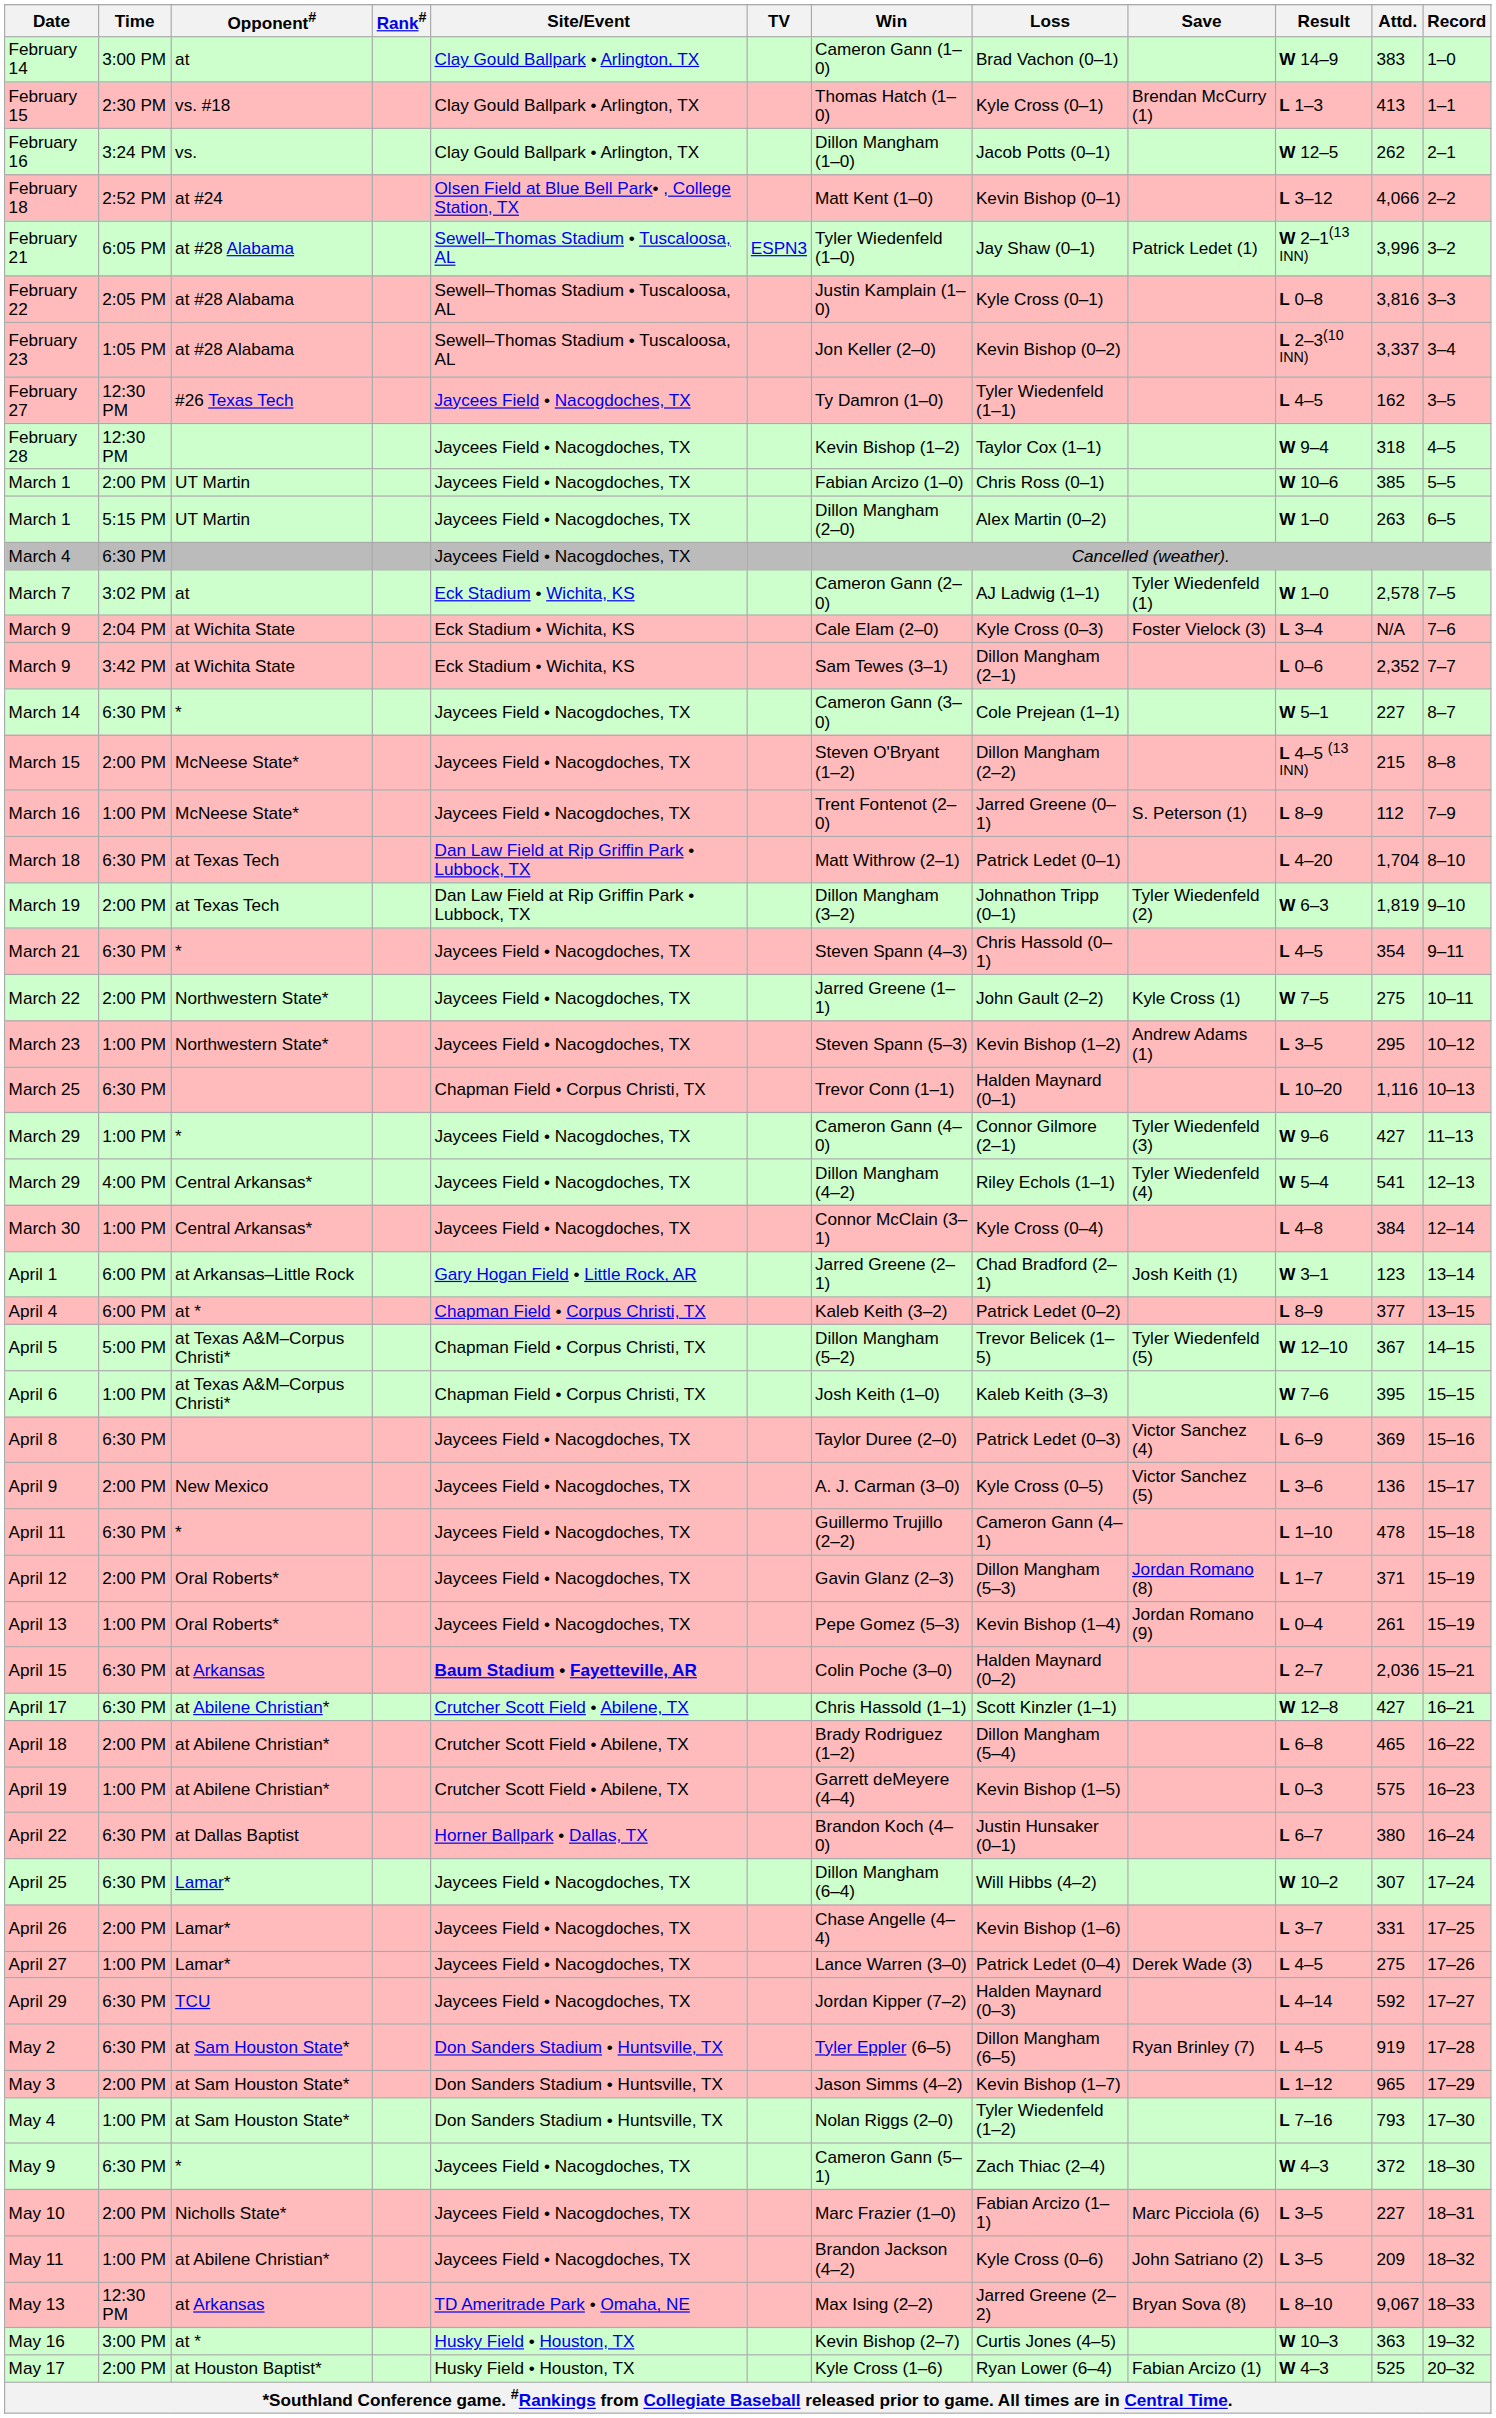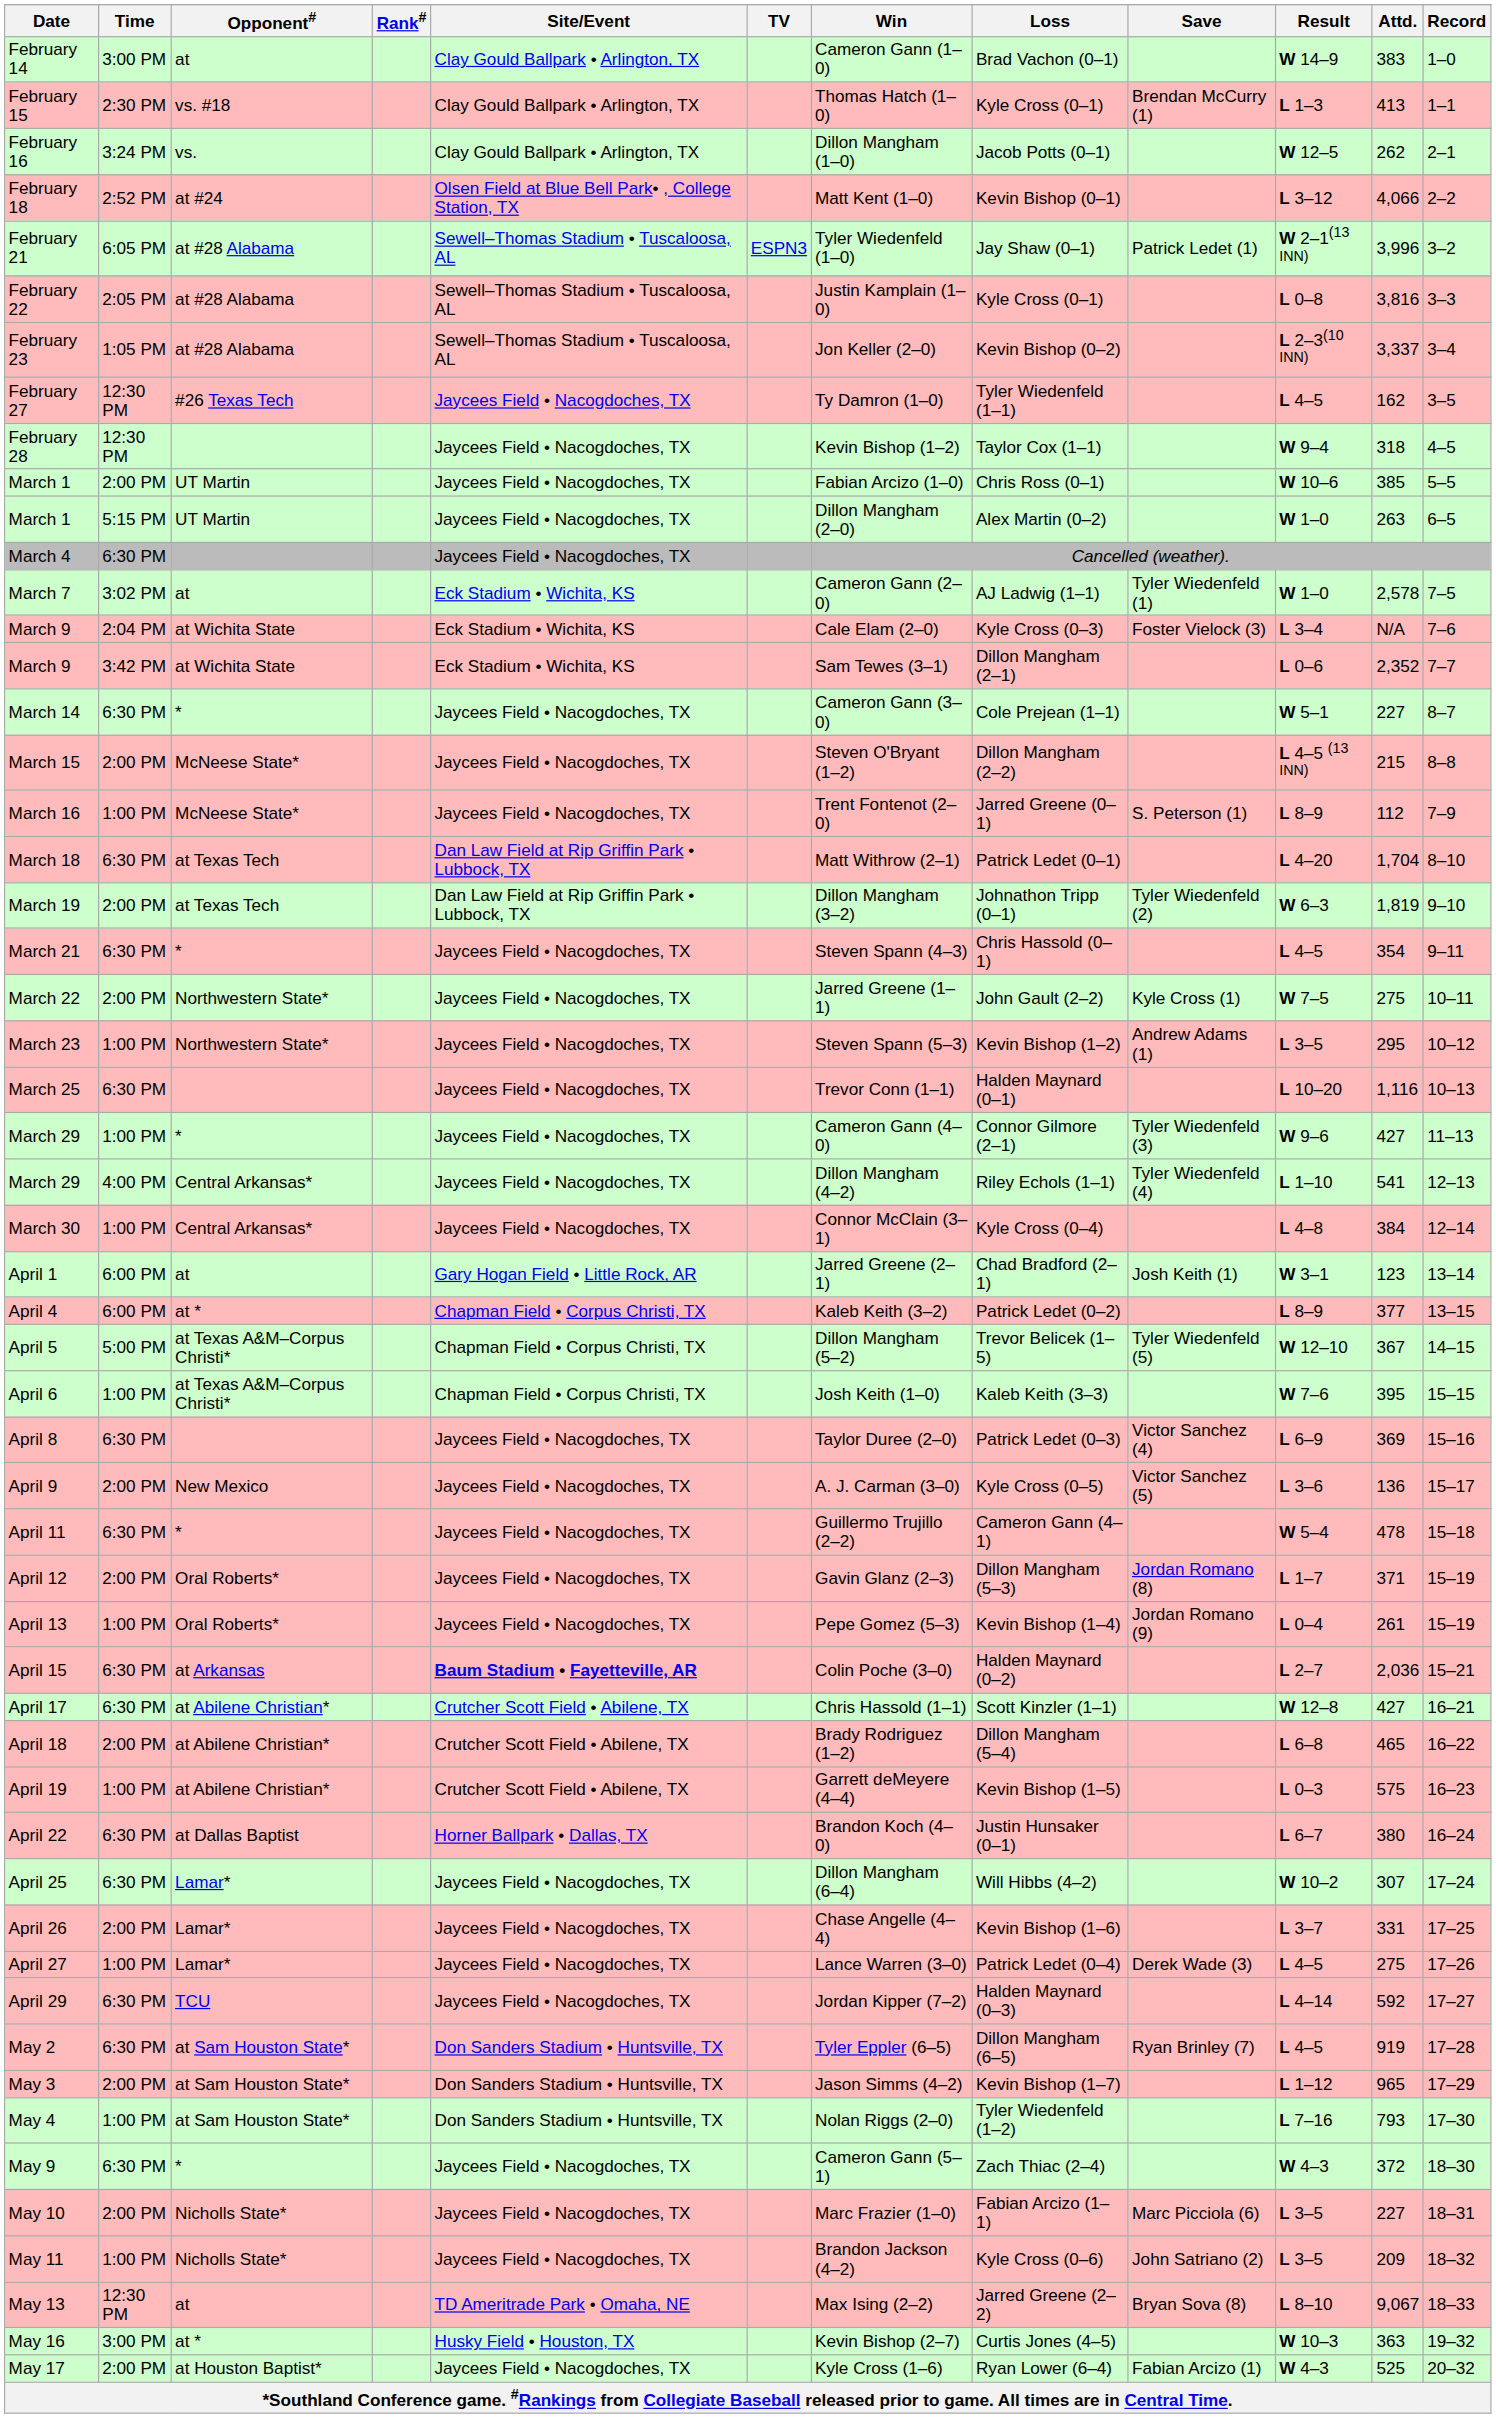(570, 1090) Chapman Field • Corpus Christi, TX -> (563, 1090) Jaycees Field • Nacogdoches, TX
(1304, 1182) W 5–4 -> (1306, 1182) L 1–10
(265, 1275) at Arkansas–Little Rock -> (182, 1275) at
(1306, 1532) L 1–10 -> (1304, 1532) W 5–4
(252, 2259) at Abilene Christian* -> (231, 2259) Nicholls State*
(220, 2305) at Arkansas -> (182, 2305) at
(534, 2369) Husky Field • Houston, TX -> (563, 2369) Jaycees Field • Nacogdoches, TX
